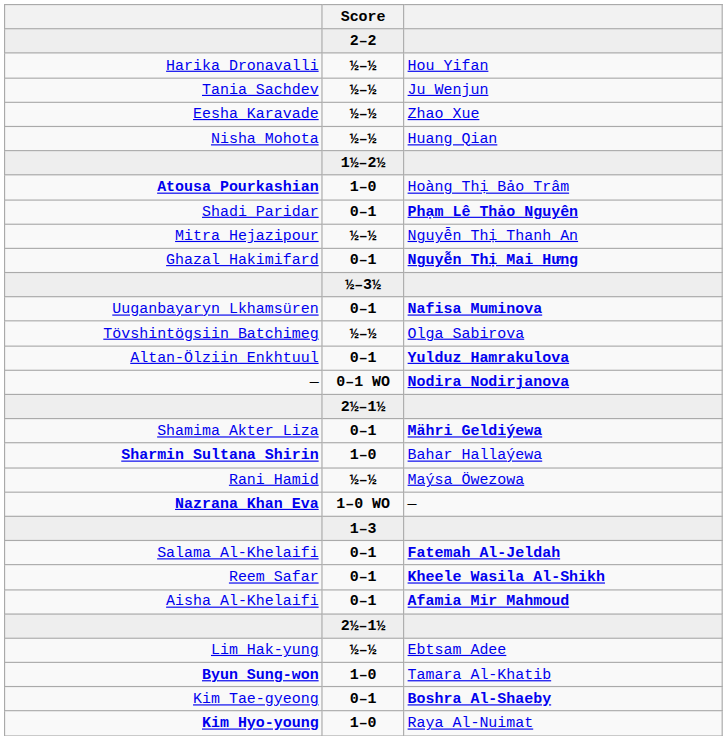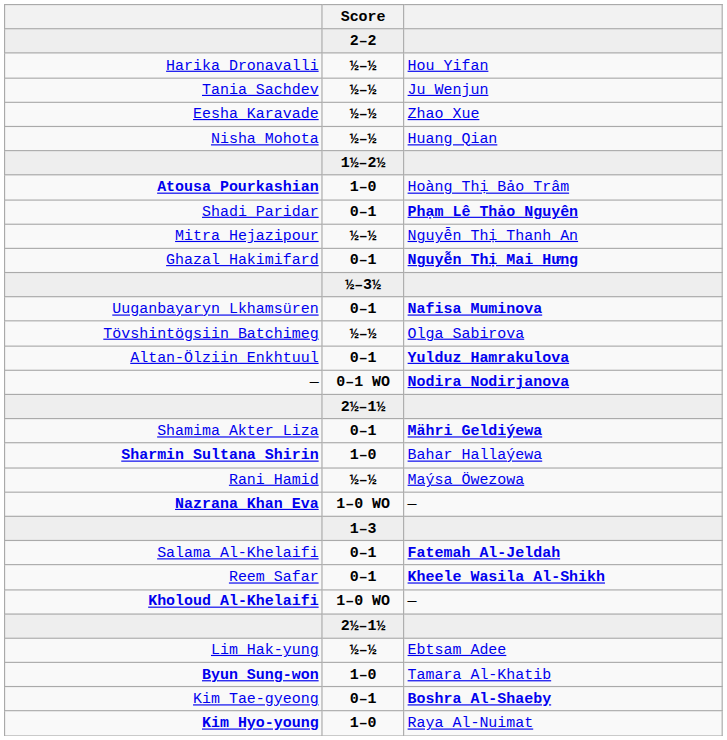- row: (242, 602)
+ row: (233, 602)
